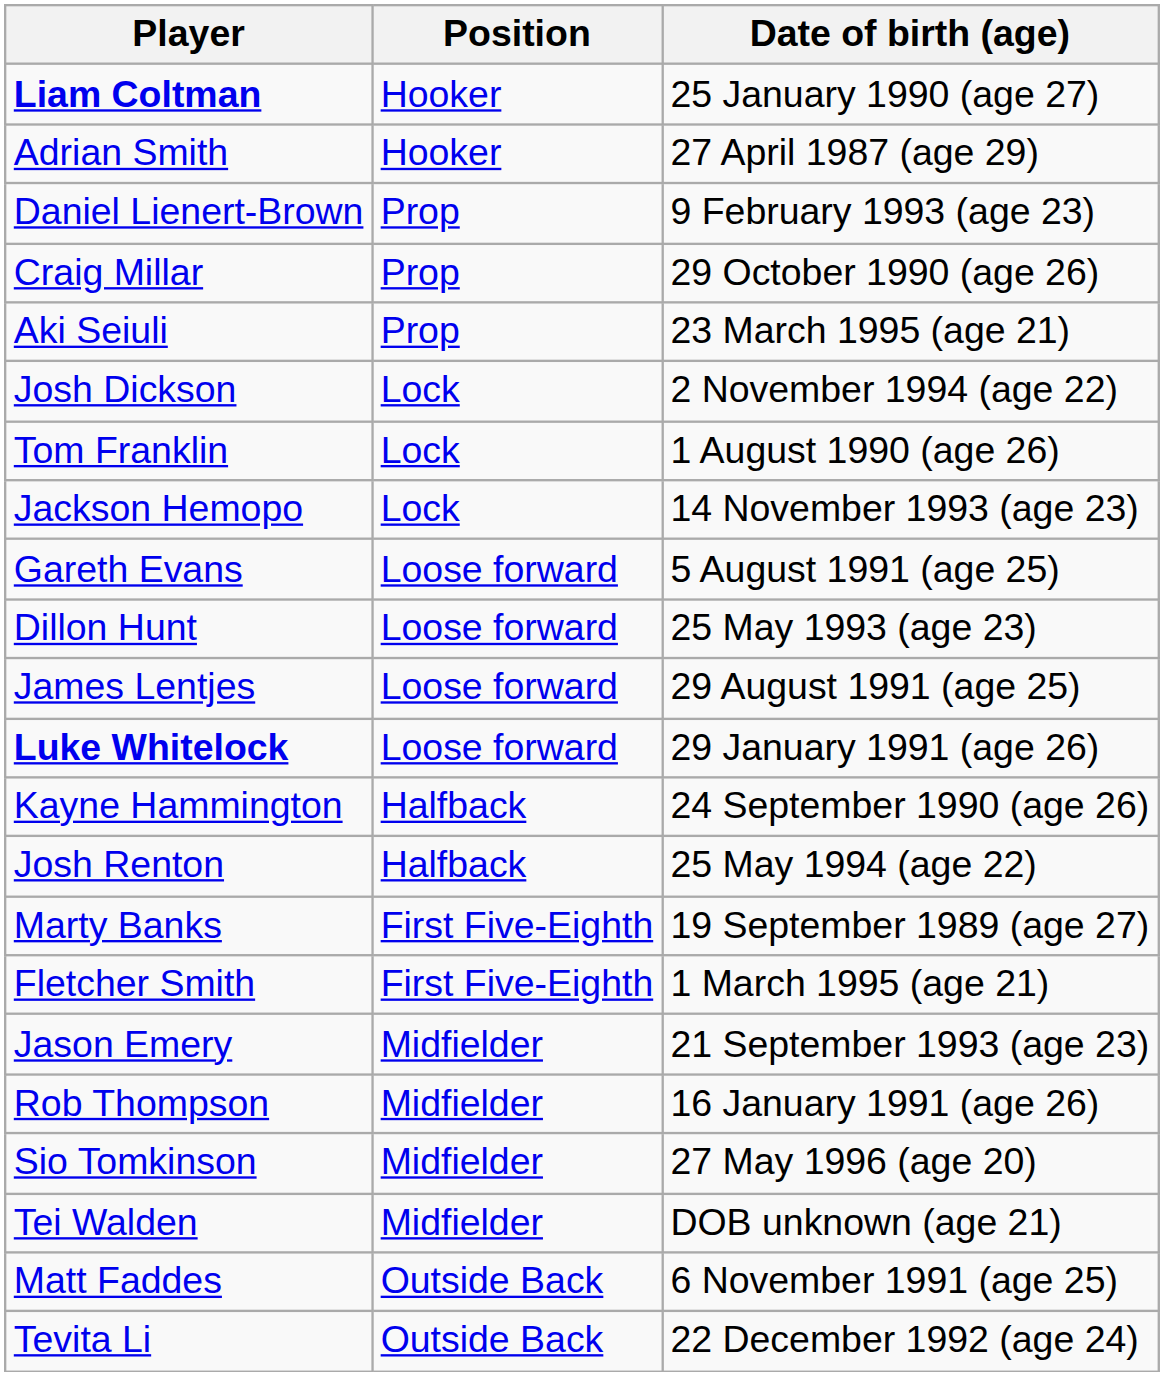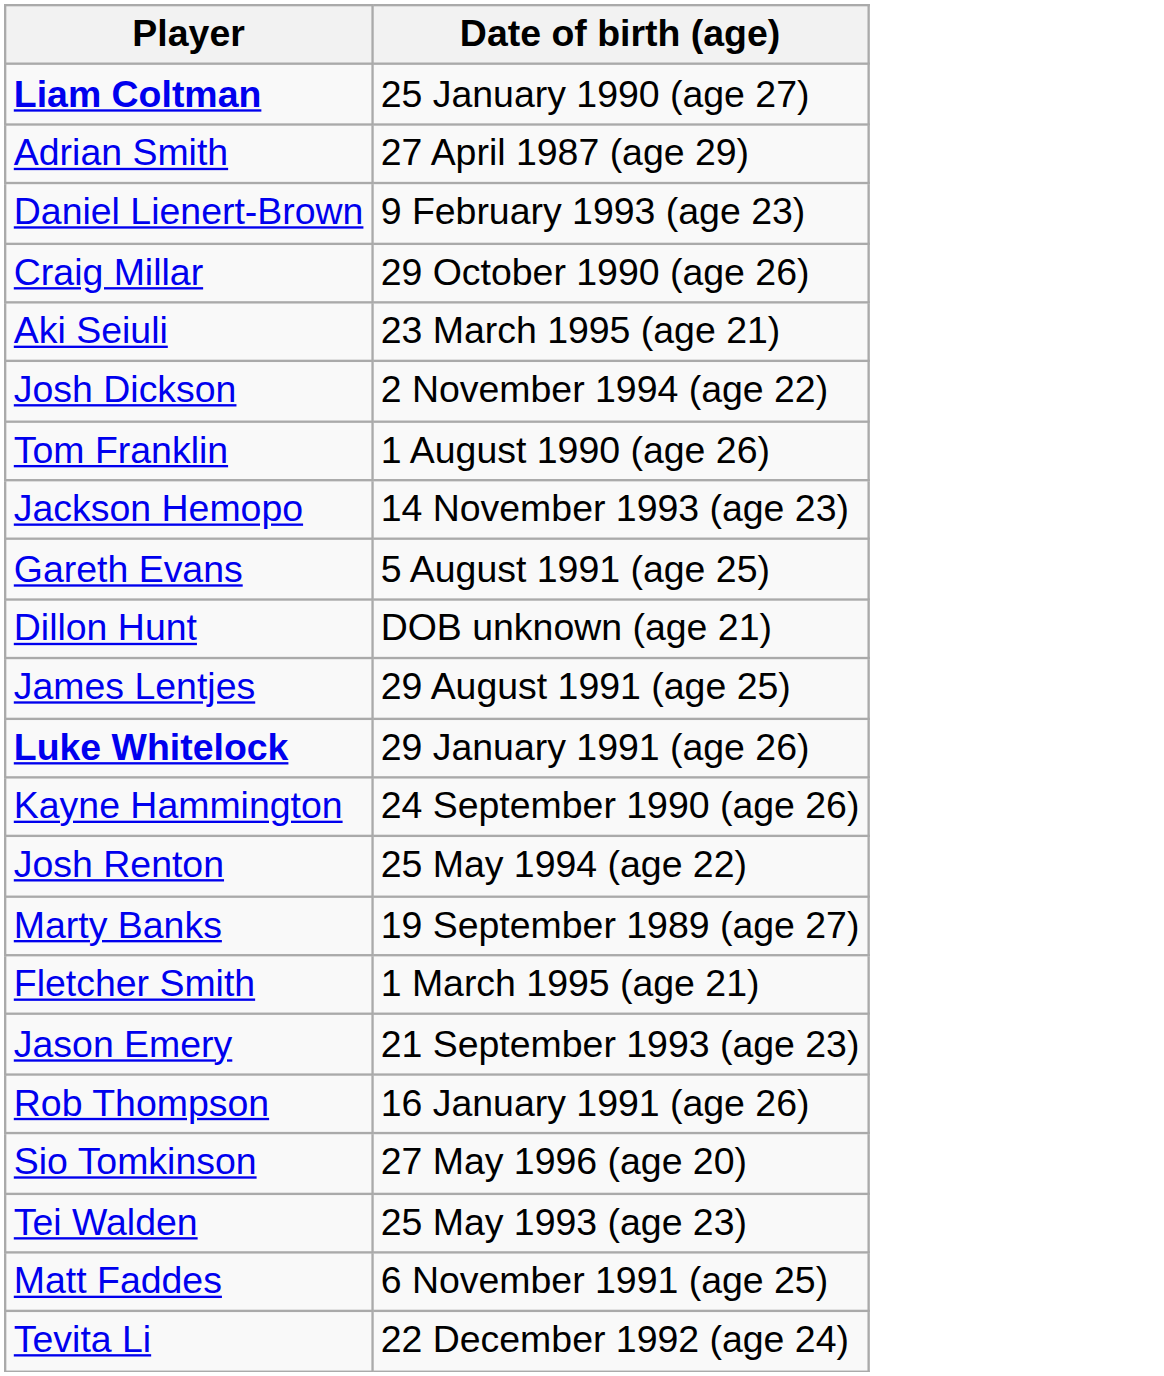- column: (517, 34)
(854, 627) 25 May 1993 (age 23) -> (576, 627) DOB unknown (age 21)
(866, 1221) DOB unknown (age 21) -> (564, 1221) 25 May 1993 (age 23)
